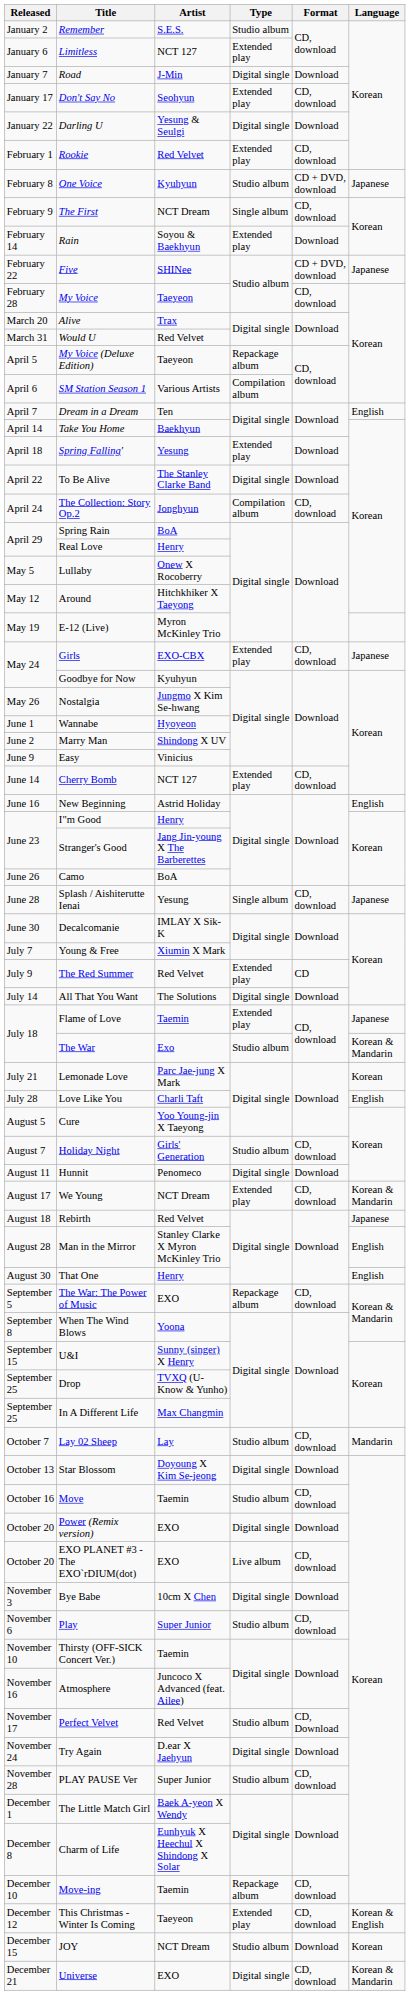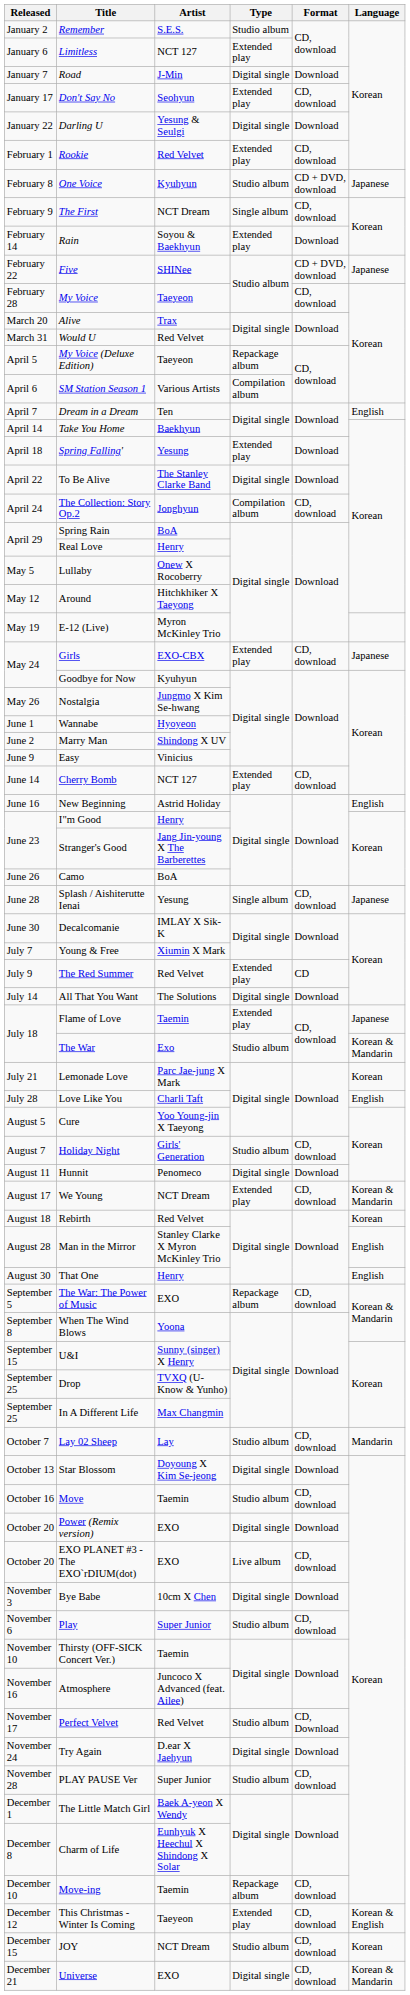(370, 1218) Japanese -> (367, 1218) Korean
(316, 1947) Download -> (315, 1947) CD, download
